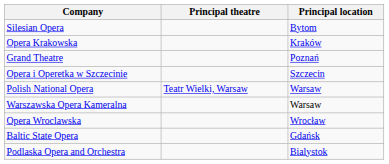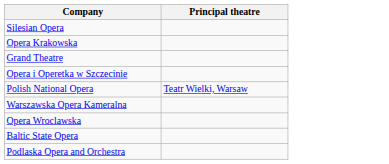- column: (336, 12)
